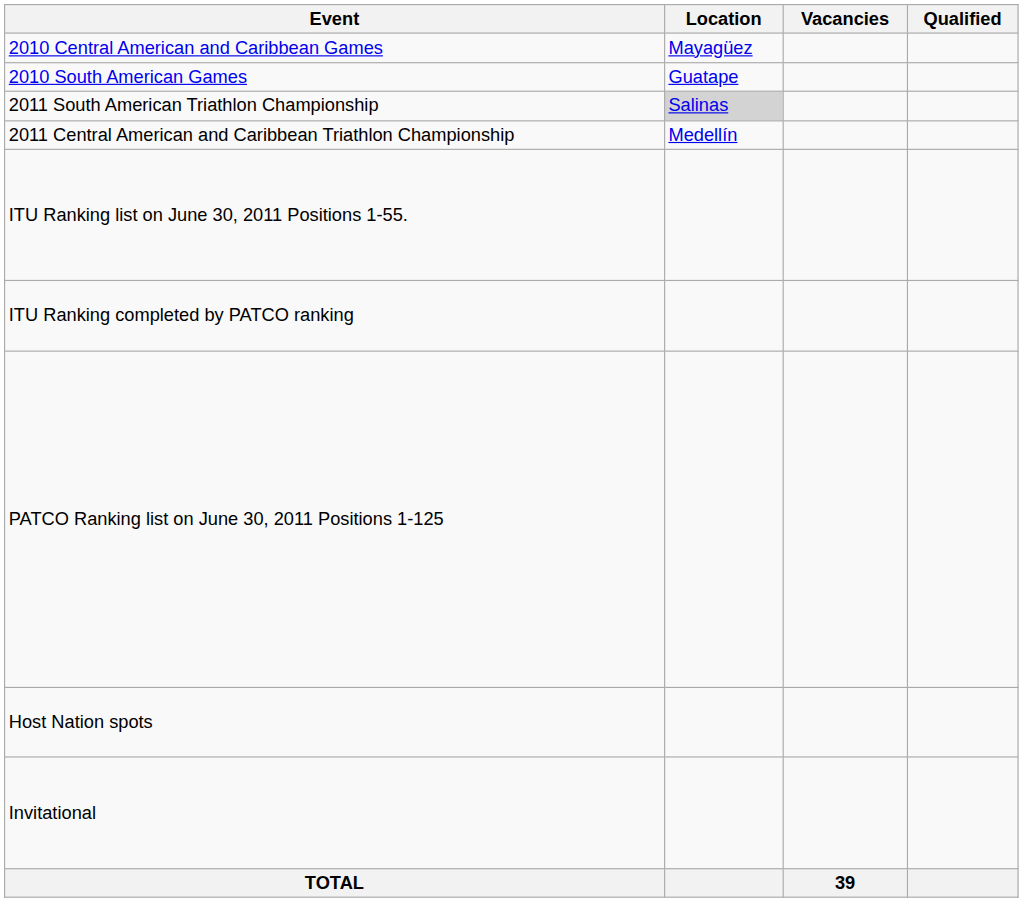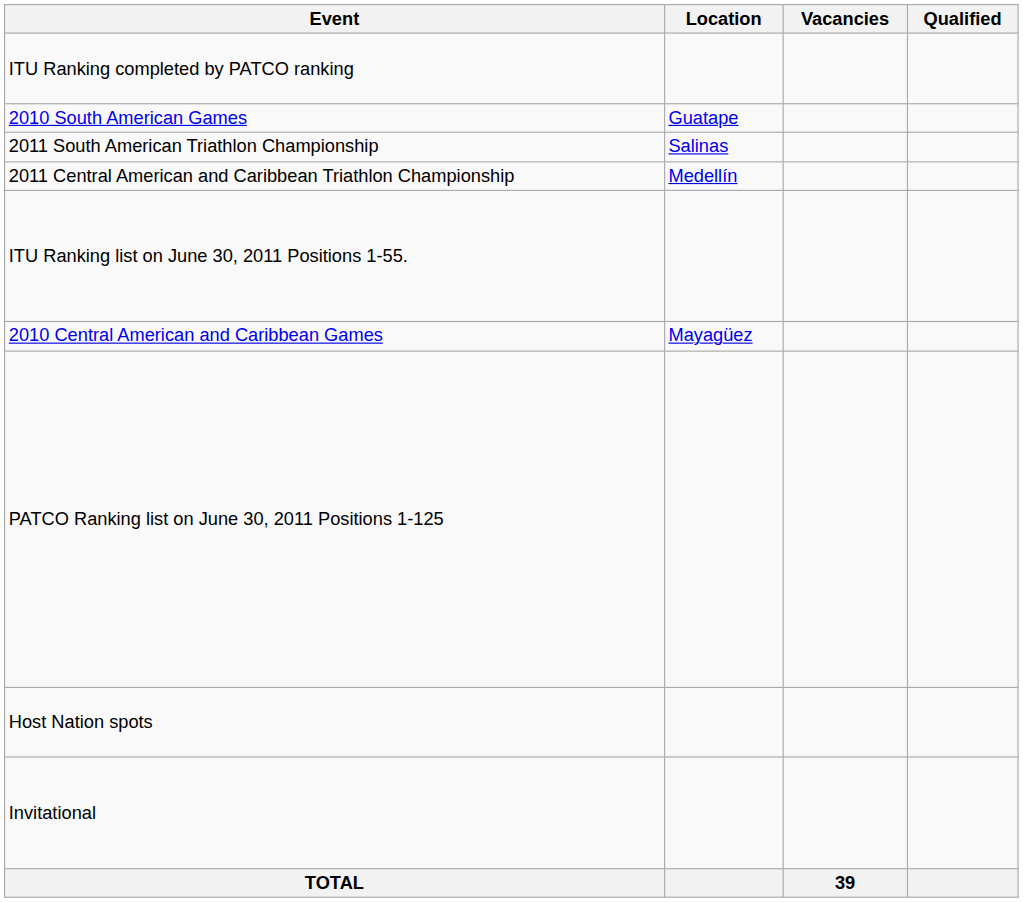rows swapped: (196, 47) <-> (181, 315)
(698, 105) lightgrey background -> (698, 146) no background
